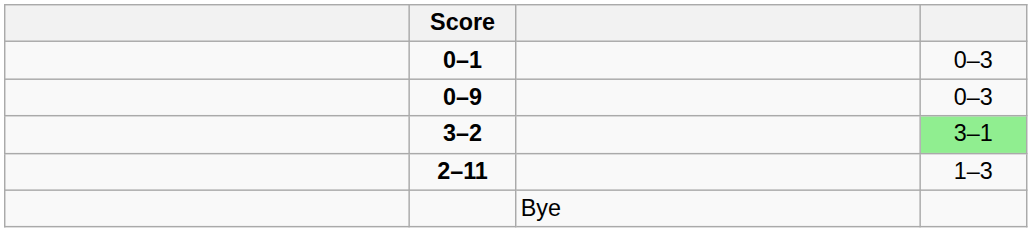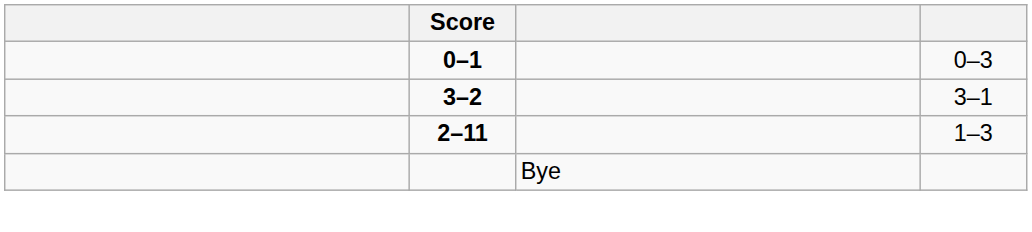- row: (463, 97)
(973, 134) lightgreen background -> (973, 97) no background
